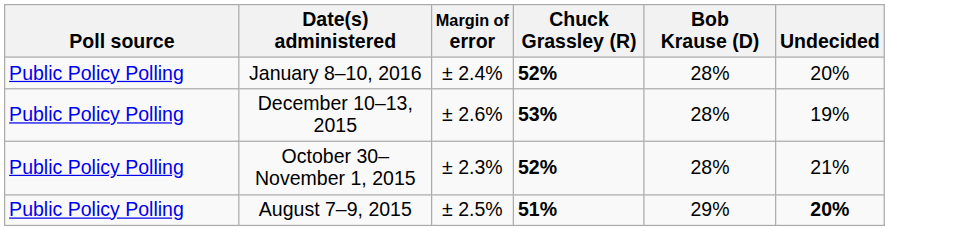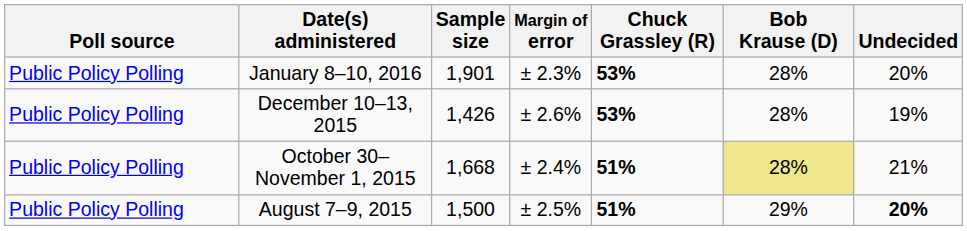+ column: (471, 30)
(472, 72) ± 2.4% -> (551, 72) ± 2.3%
(538, 72) 52% -> (616, 72) 53%
(472, 167) ± 2.3% -> (551, 167) ± 2.4%
(538, 167) 52% -> (616, 167) 51%
(710, 167) no background -> (788, 167) khaki background
